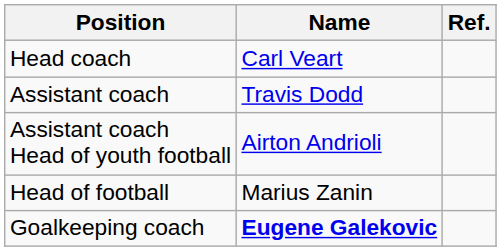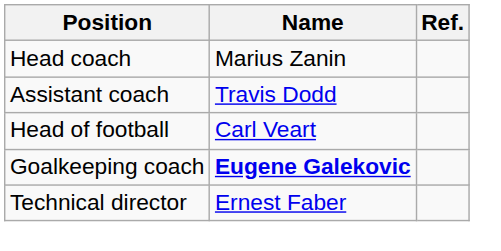(292, 58) Carl Veart -> (281, 58) Marius Zanin
- row: (120, 143)
(307, 192) Marius Zanin -> (265, 130) Carl Veart
+ row: (98, 202)
